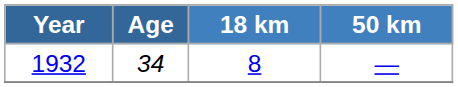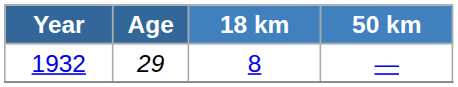(151, 63) 34 -> (151, 63) 29
